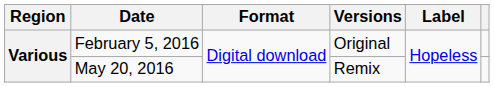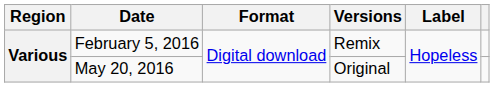(362, 43) Original -> (357, 43) Remix
(357, 69) Remix -> (362, 69) Original
